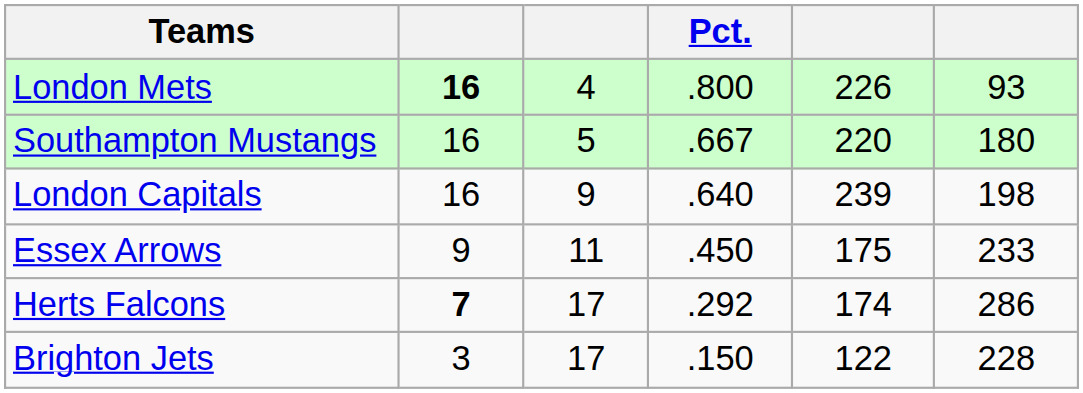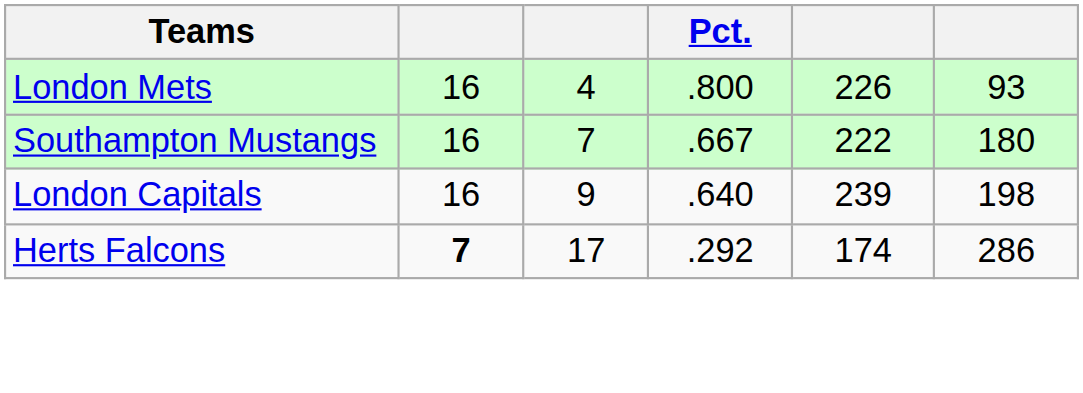(461, 86) bold -> (461, 86) normal
(586, 140) 5 -> (586, 140) 7
(863, 140) 220 -> (863, 140) 222
- row: (117, 250)
- row: (113, 359)
